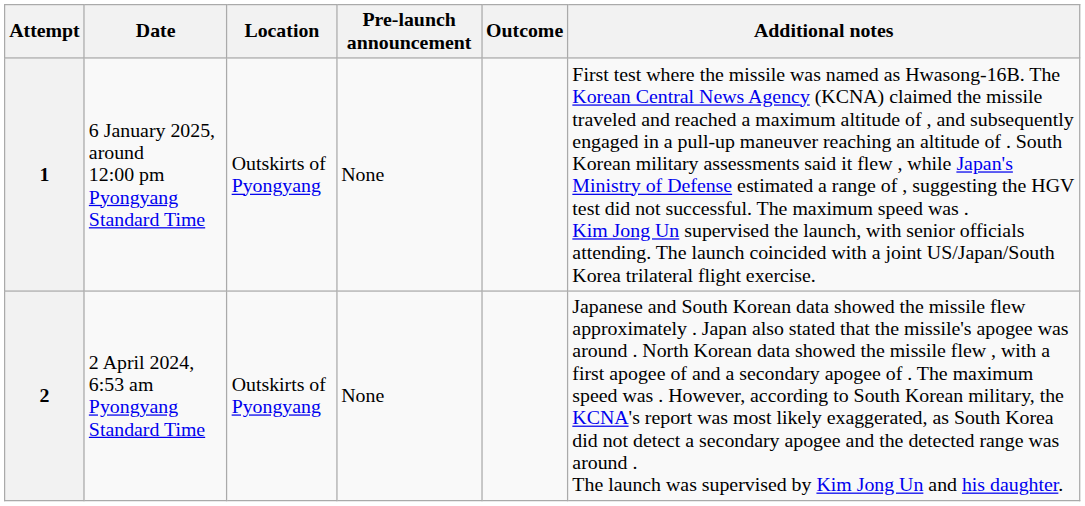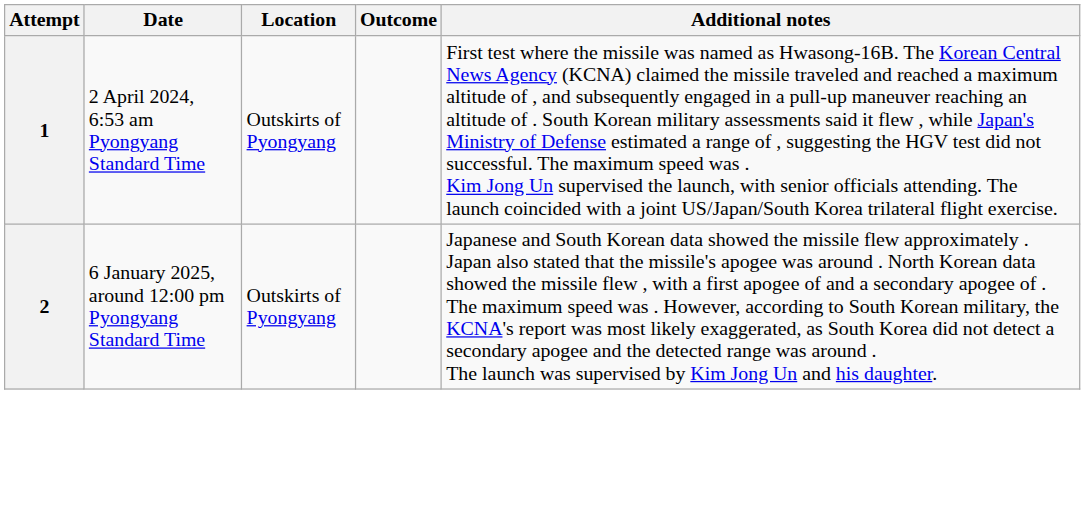- column: (409, 31)
(152, 174) 6 January 2025, around 12:00 pm Pyongyang Standard Time -> (147, 129) 2 April 2024, 6:53 am Pyongyang Standard Time
(147, 395) 2 April 2024, 6:53 am Pyongyang Standard Time -> (157, 306) 6 January 2025, around 12:00 pm Pyongyang Standard Time
